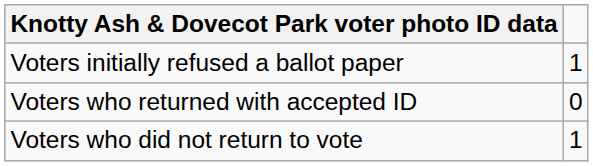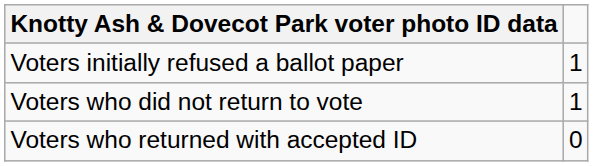rows swapped: (214, 101) <-> (187, 140)
